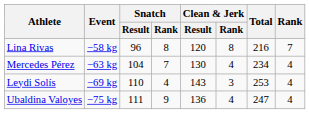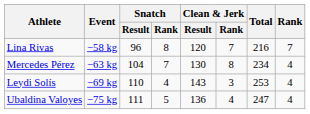(231, 47) 8 -> (231, 47) 7
(231, 65) 4 -> (231, 65) 8
(166, 100) 9 -> (166, 100) 5
